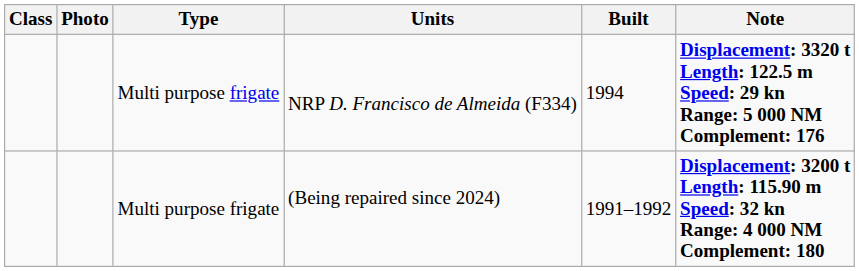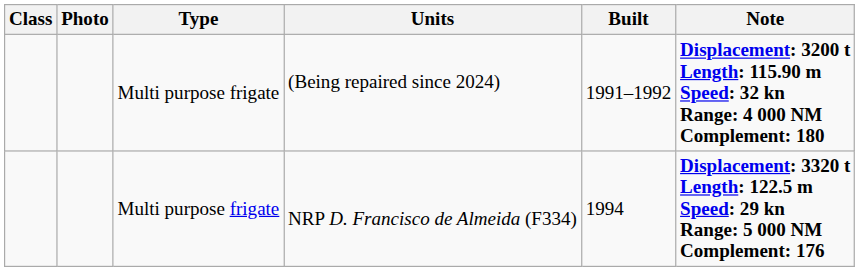rows swapped: (432, 103) <-> (394, 197)
